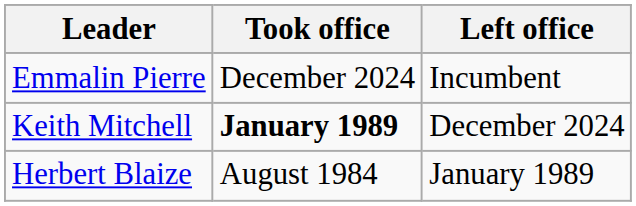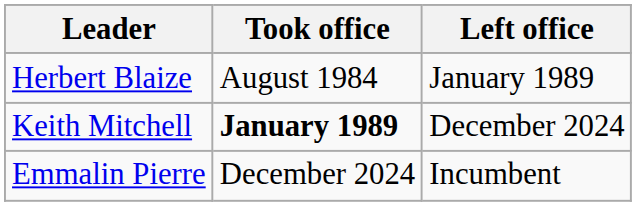rows swapped: (102, 175) <-> (109, 77)
